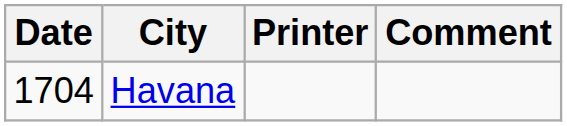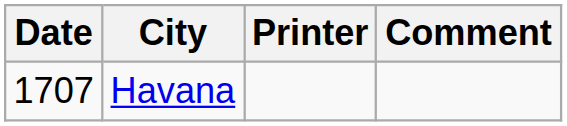(54, 90) 1704 -> (54, 90) 1707
